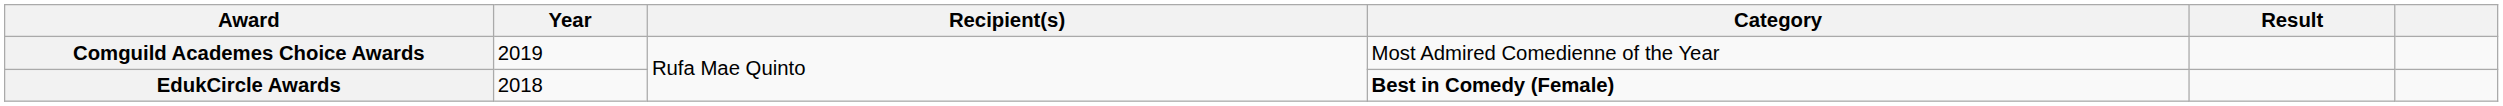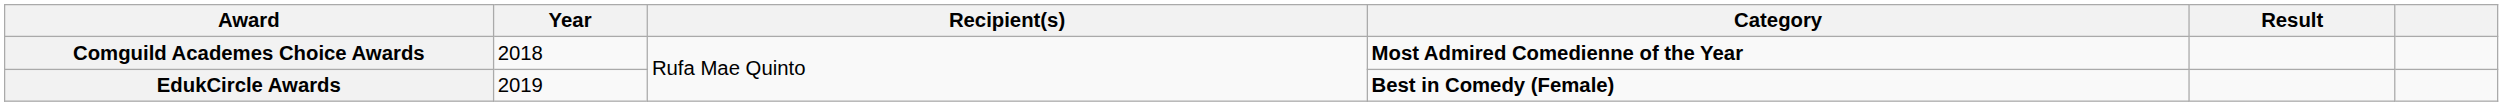(520, 52) 2019 -> (520, 52) 2018
(1546, 52) normal -> (1557, 52) bold
(520, 85) 2018 -> (520, 85) 2019
